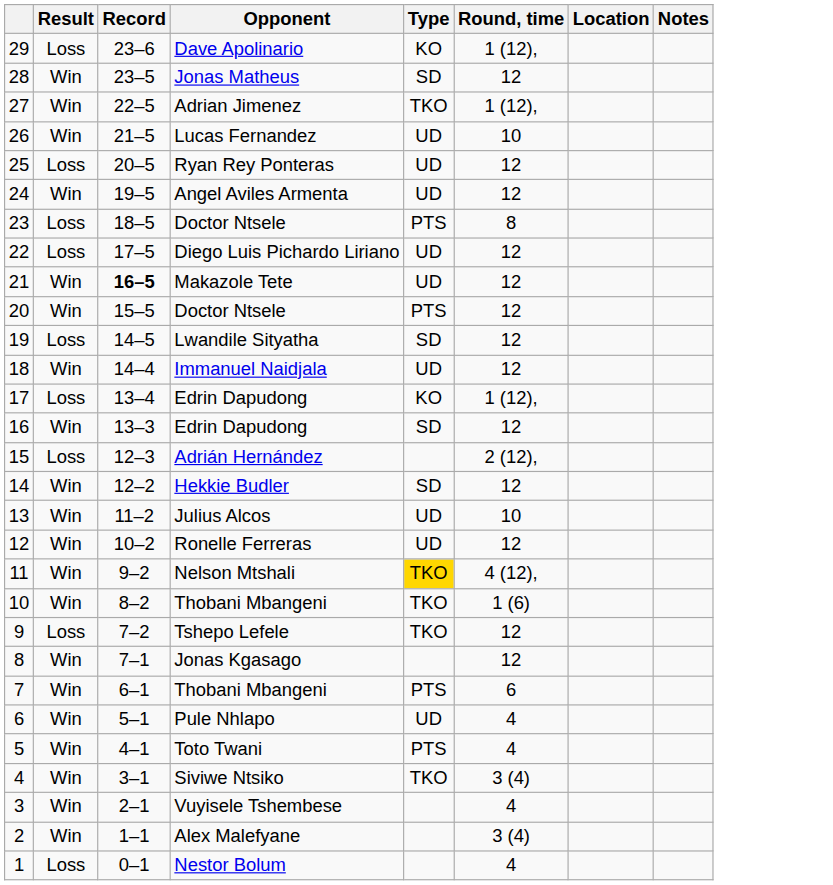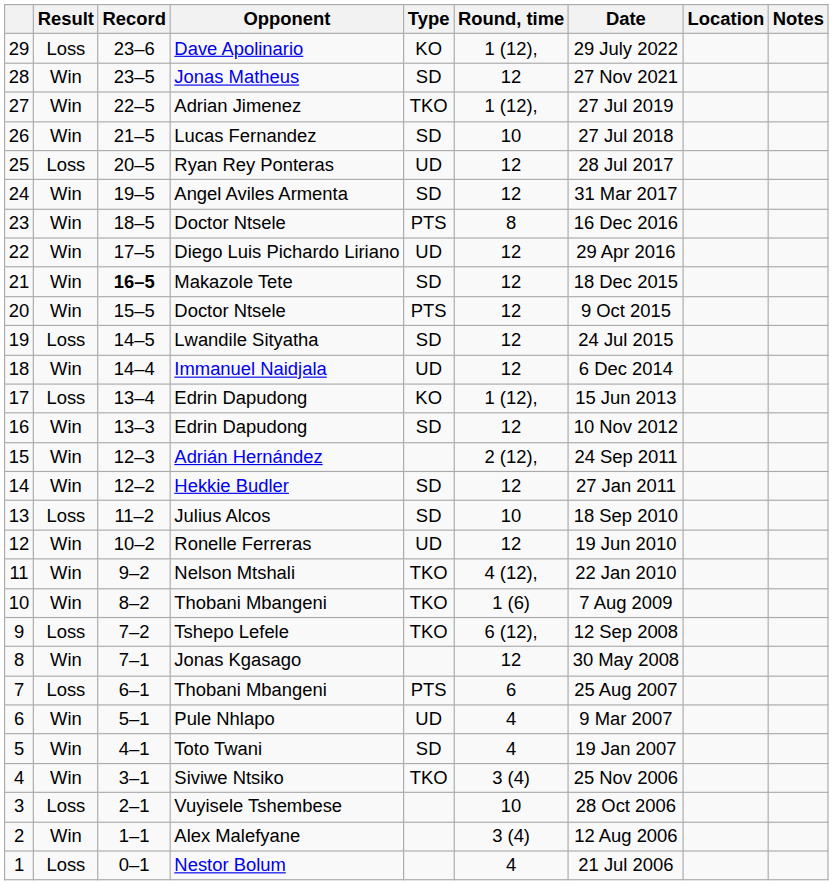+ column: (626, 19)
(429, 135) UD -> (429, 135) SD
(429, 194) UD -> (429, 194) SD
(66, 223) Loss -> (66, 223) Win
(66, 252) Loss -> (66, 252) Win
(429, 281) UD -> (429, 281) SD
(66, 456) Loss -> (66, 456) Win
(66, 515) Win -> (66, 515) Loss
(429, 515) UD -> (429, 515) SD
(429, 573) gold background -> (429, 573) no background
(511, 631) 12 -> (511, 631) 6 (12),
(66, 690) Win -> (66, 690) Loss
(429, 748) PTS -> (429, 748) SD
(66, 806) Win -> (66, 806) Loss
(511, 806) 4 -> (511, 806) 10
